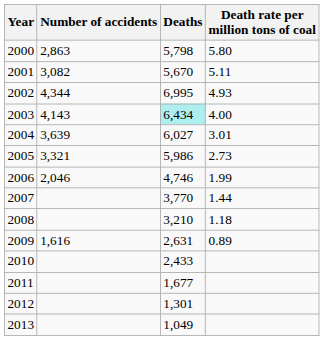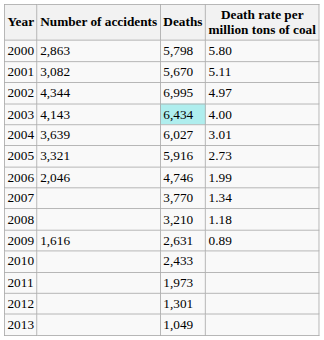(220, 93) 4.93 -> (220, 93) 4.97
(178, 156) 5,986 -> (178, 156) 5,916
(220, 198) 1.44 -> (220, 198) 1.34
(178, 282) 1,677 -> (178, 282) 1,973
